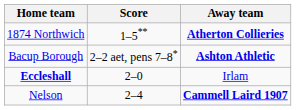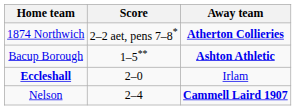(134, 34) 1–5** -> (134, 34) 2–2 aet, pens 7–8*
(134, 56) 2–2 aet, pens 7–8* -> (134, 56) 1–5**
